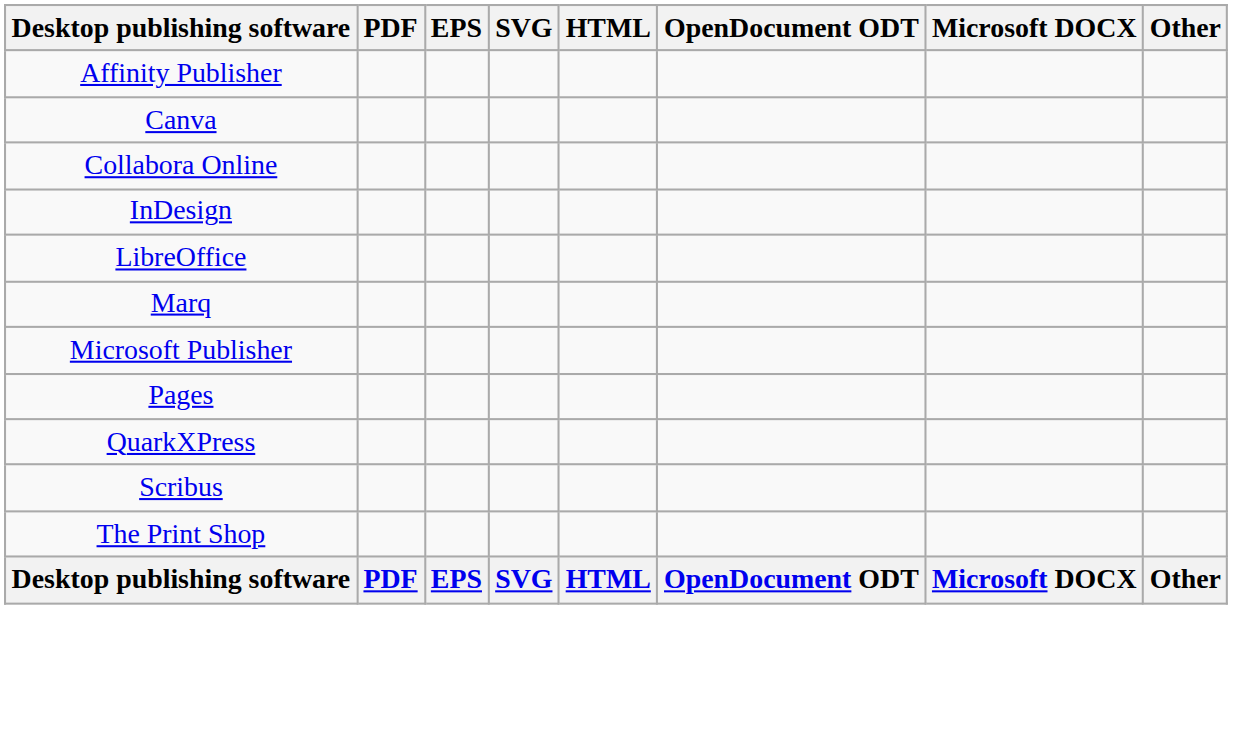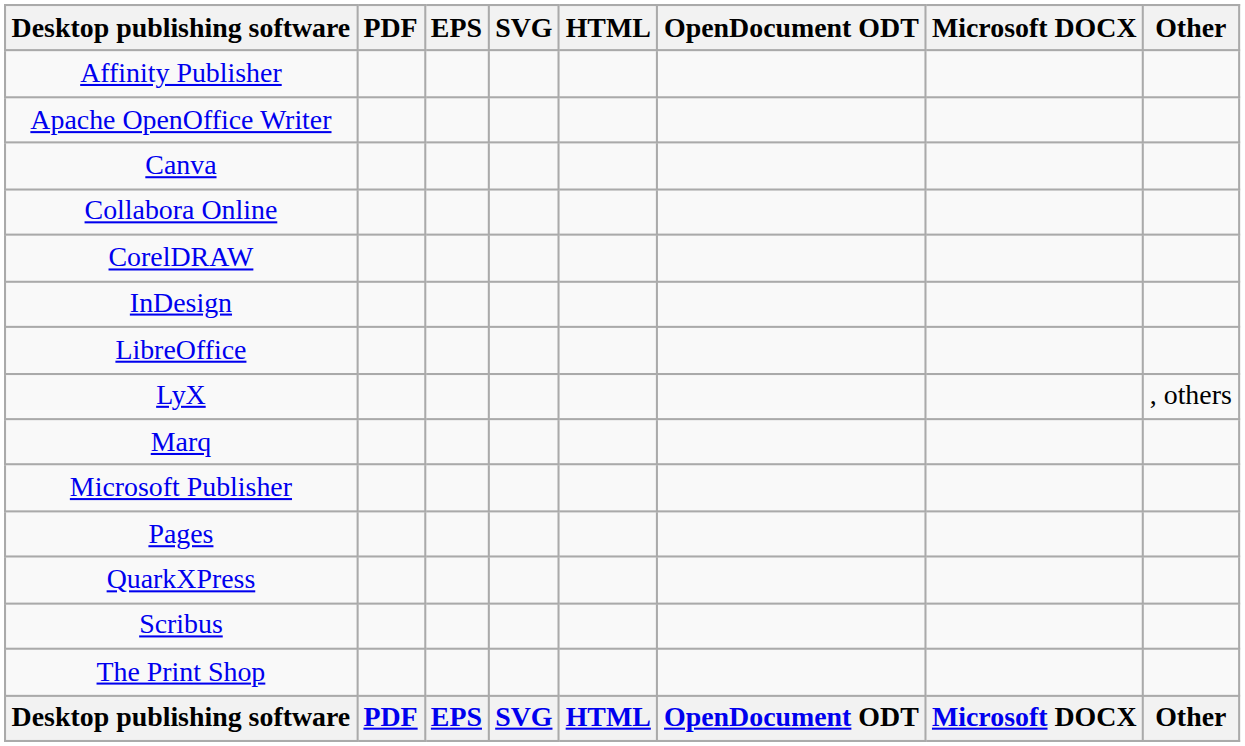+ row: (181, 119)
+ row: (181, 257)
+ row: (181, 395)
